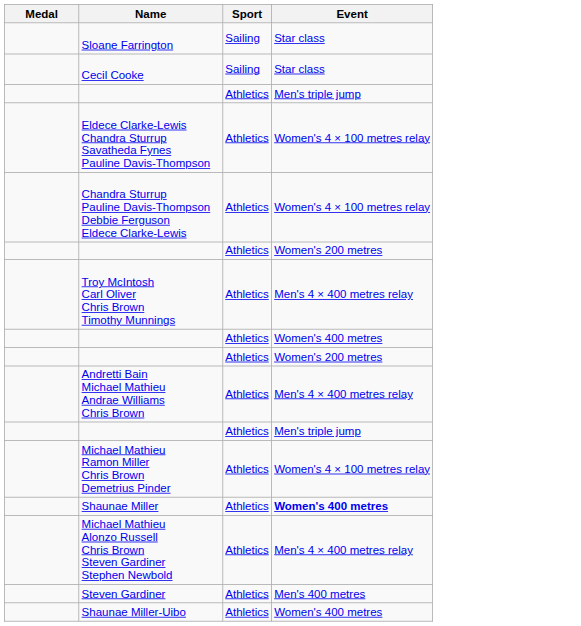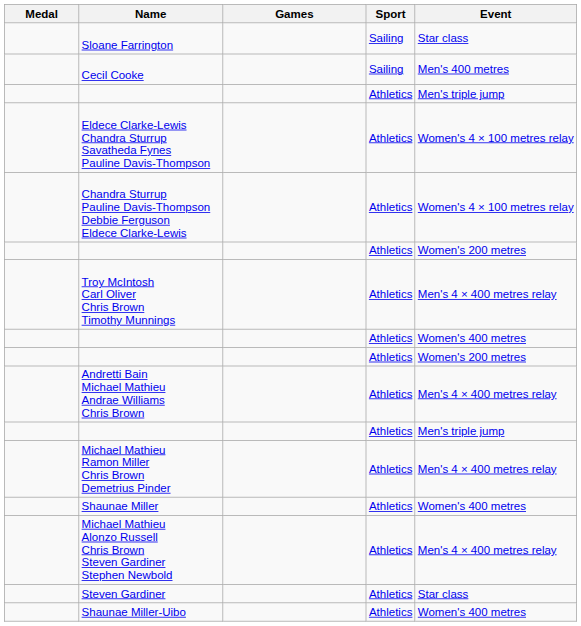+ column: (294, 14)
(299, 69) Star class -> (463, 69) Men's 400 metres
(352, 469) Women's 4 × 100 metres relay -> (487, 469) Men's 4 × 400 metres relay
(331, 506) bold -> (472, 506) normal
(320, 594) Men's 400 metres -> (443, 594) Star class
